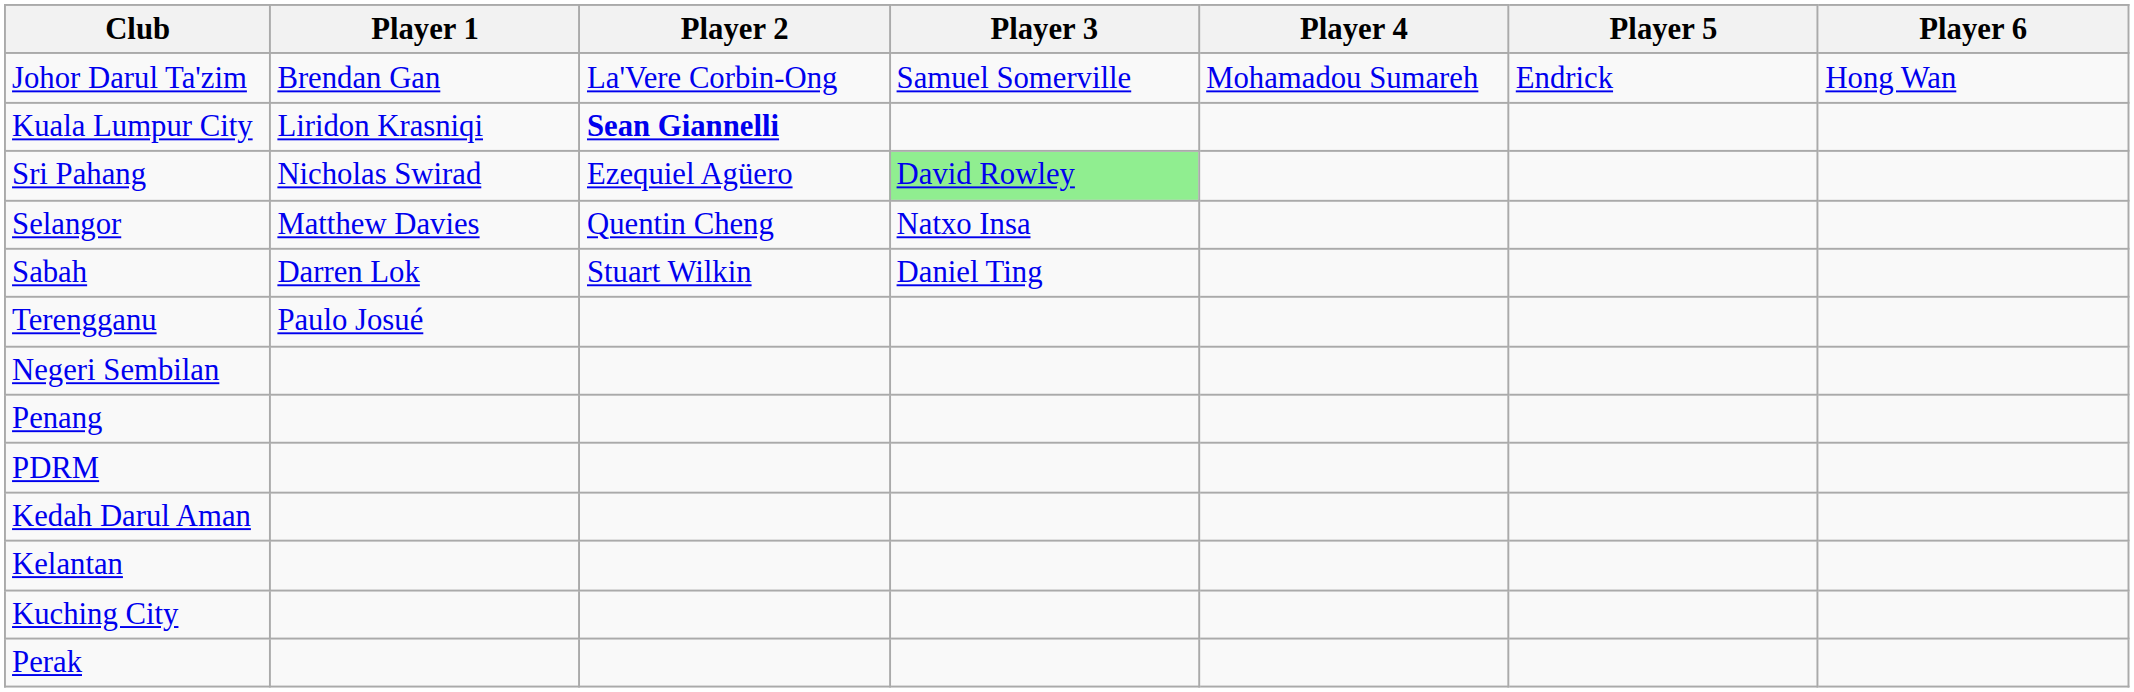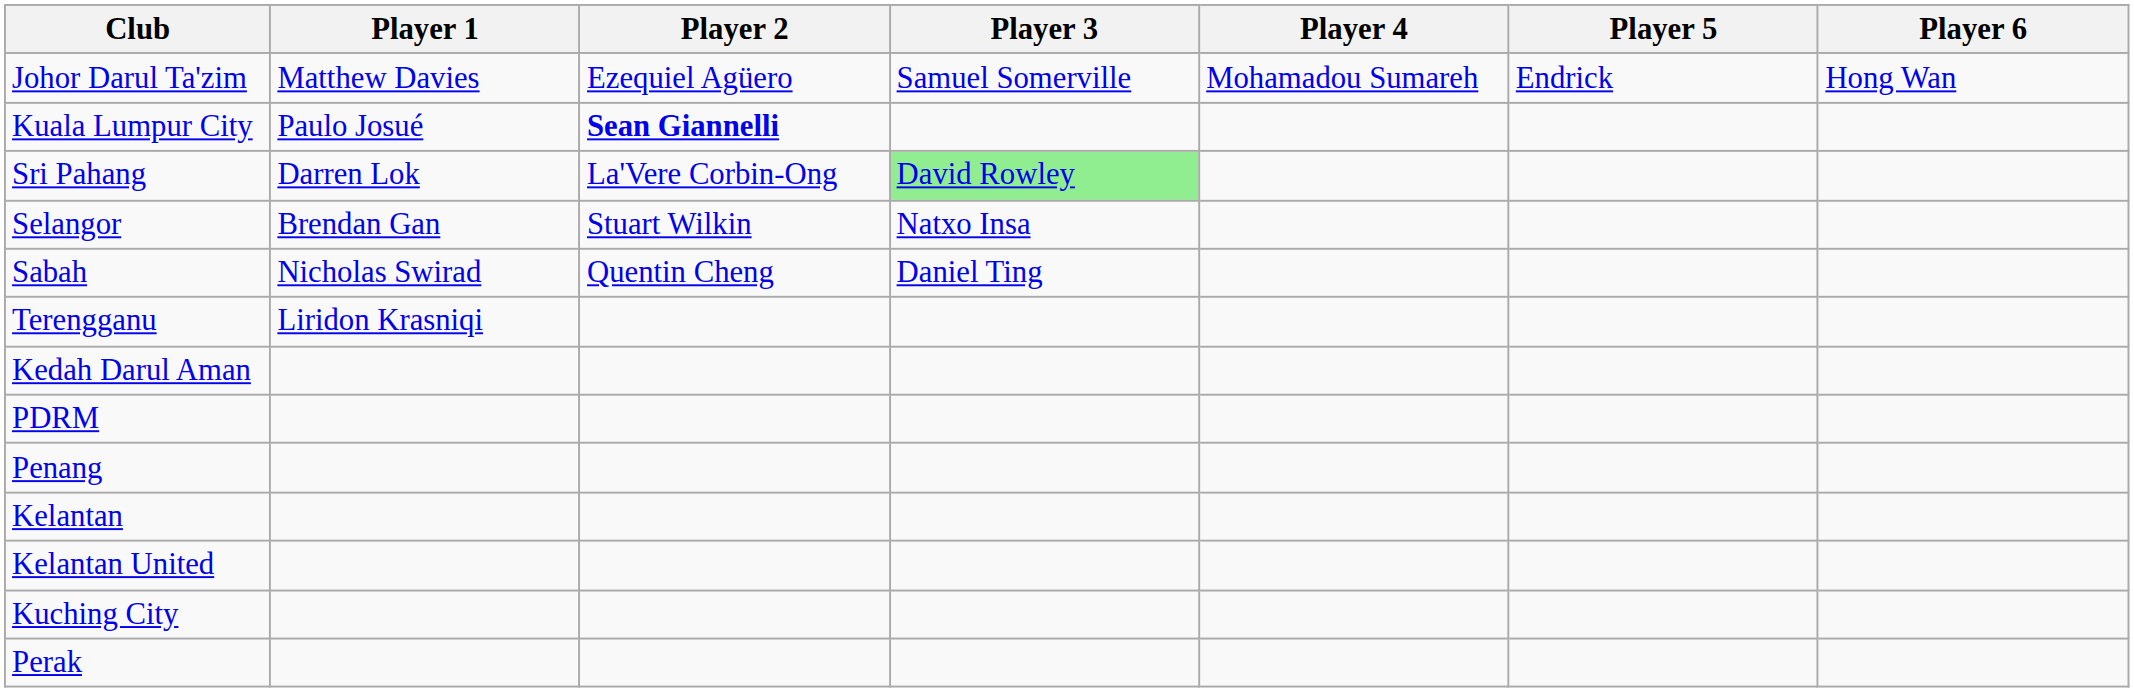(359, 77) Brendan Gan -> (378, 77) Matthew Davies
(712, 77) La'Vere Corbin-Ong -> (690, 77) Ezequiel Agüero
(380, 126) Liridon Krasniqi -> (350, 126) Paulo Josué
(379, 175) Nicholas Swirad -> (349, 175) Darren Lok
(690, 175) Ezequiel Agüero -> (712, 175) La'Vere Corbin-Ong
(378, 223) Matthew Davies -> (359, 223) Brendan Gan
(680, 223) Quentin Cheng -> (669, 223) Stuart Wilkin
(349, 272) Darren Lok -> (379, 272) Nicholas Swirad
(669, 272) Stuart Wilkin -> (680, 272) Quentin Cheng
(350, 321) Paulo Josué -> (380, 321) Liridon Krasniqi
- row: (116, 369)
rows swapped: (57, 418) <-> (131, 516)
+ row: (113, 564)
